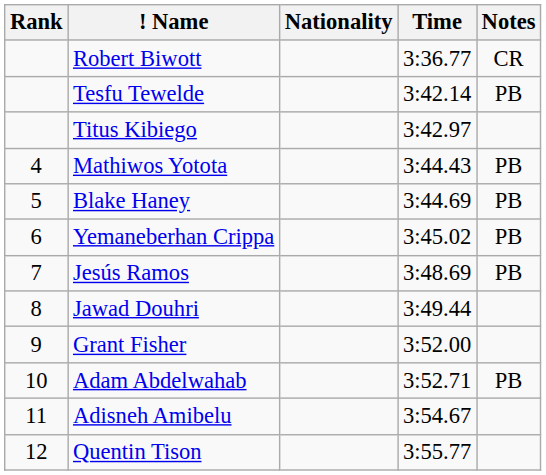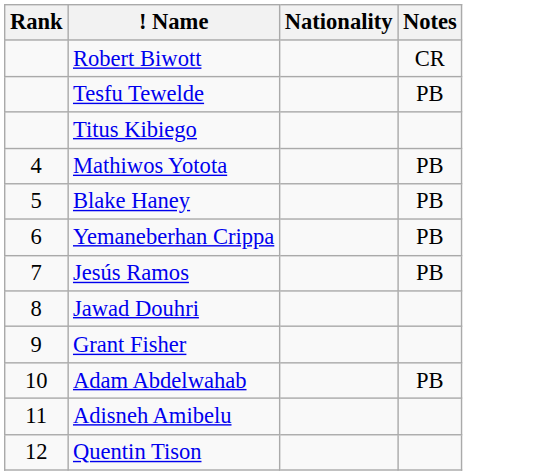- column: (437, 22)
